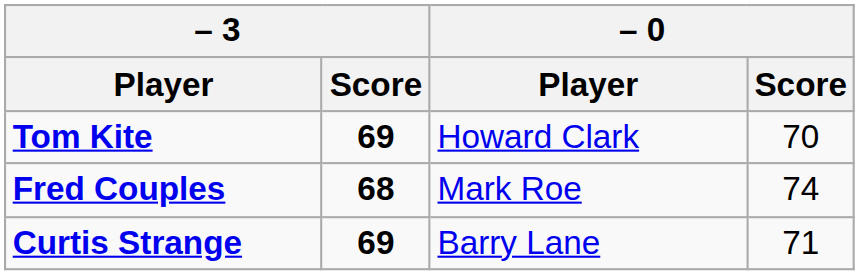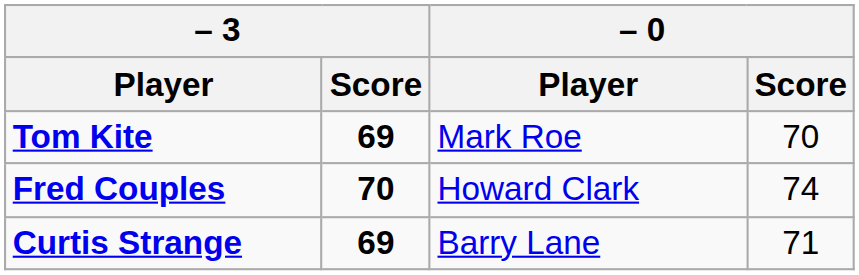(538, 136) Howard Clark -> (510, 136) Mark Roe
(376, 189) 68 -> (376, 189) 70
(510, 189) Mark Roe -> (538, 189) Howard Clark
